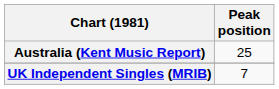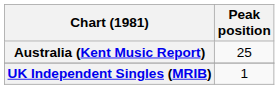(244, 73) 7 -> (244, 73) 1
